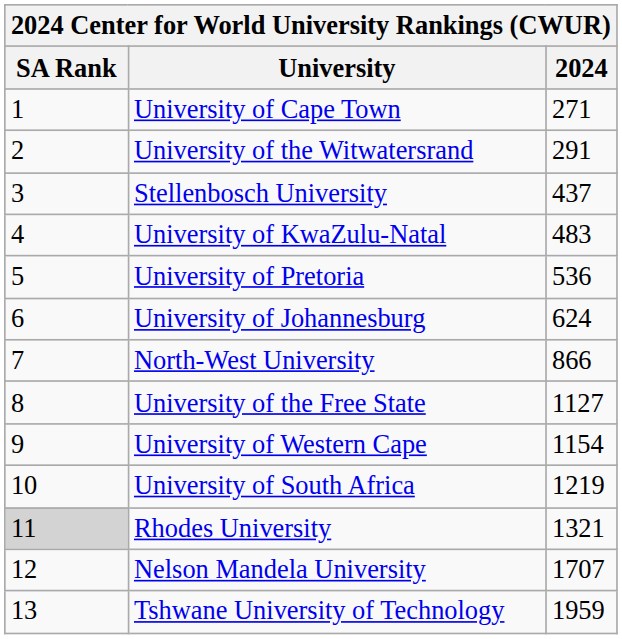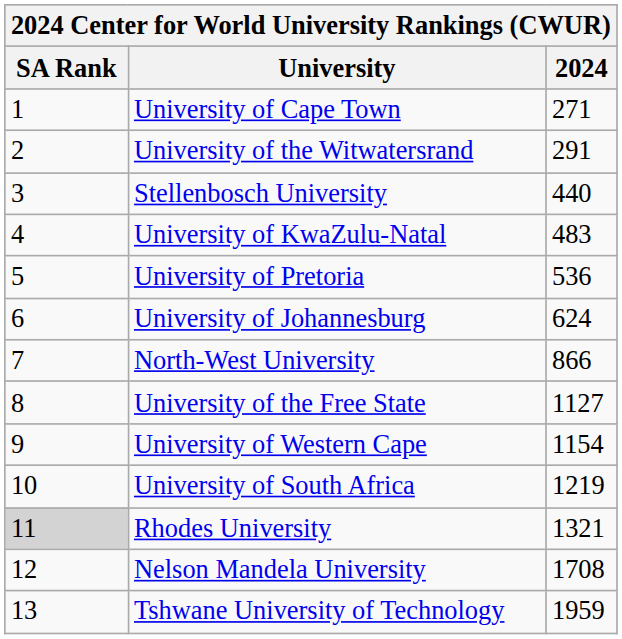(572, 192) 437 -> (572, 192) 440
(578, 569) 1707 -> (578, 569) 1708
